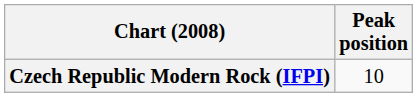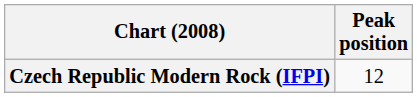(374, 75) 10 -> (374, 75) 12
